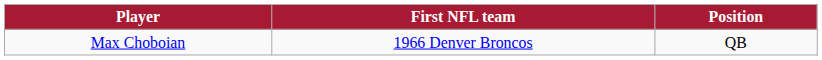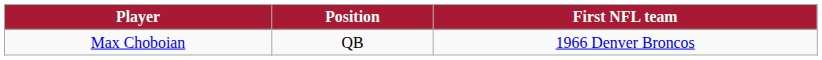columns swapped: (736, 17) <-> (463, 17)
